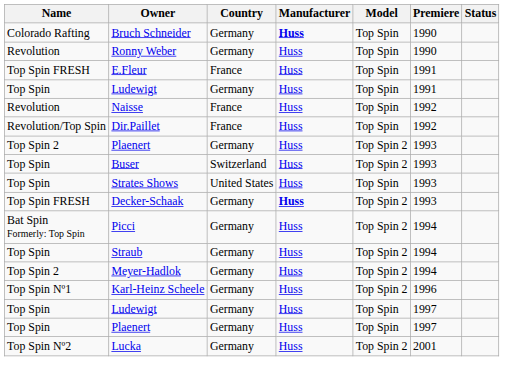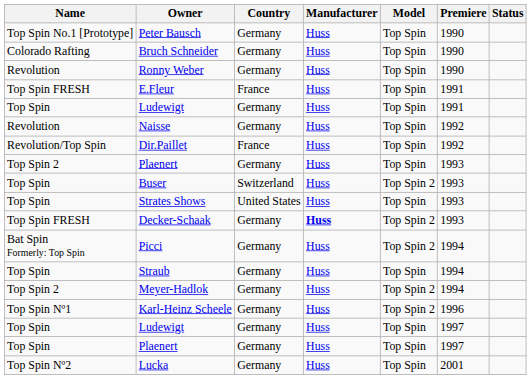+ row: (70, 32)
(291, 32) bold -> (318, 51) normal
(226, 107) France -> (259, 126) Germany
(382, 145) Top Spin 2 -> (404, 164) Top Spin
(382, 252) Top Spin 2 -> (404, 271) Top Spin
(382, 346) Top Spin 2 -> (404, 365) Top Spin
